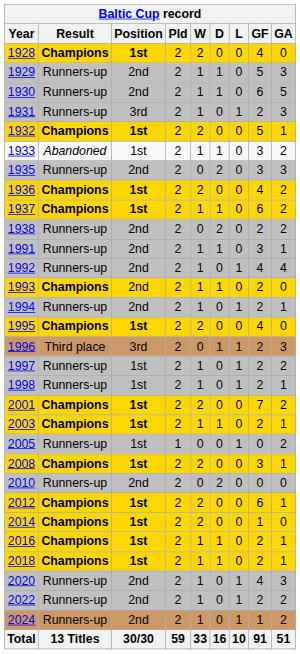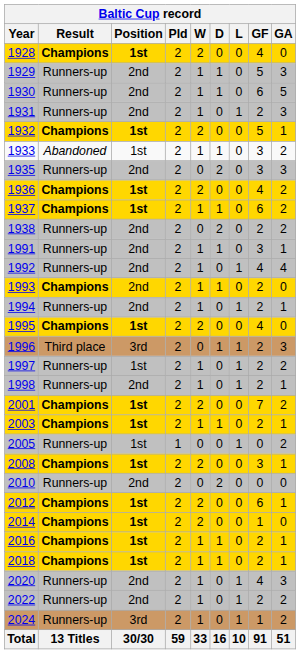(138, 111) 3rd -> (138, 111) 2nd
(138, 385) 1st -> (138, 385) 2nd
(138, 619) 2nd -> (138, 619) 3rd
